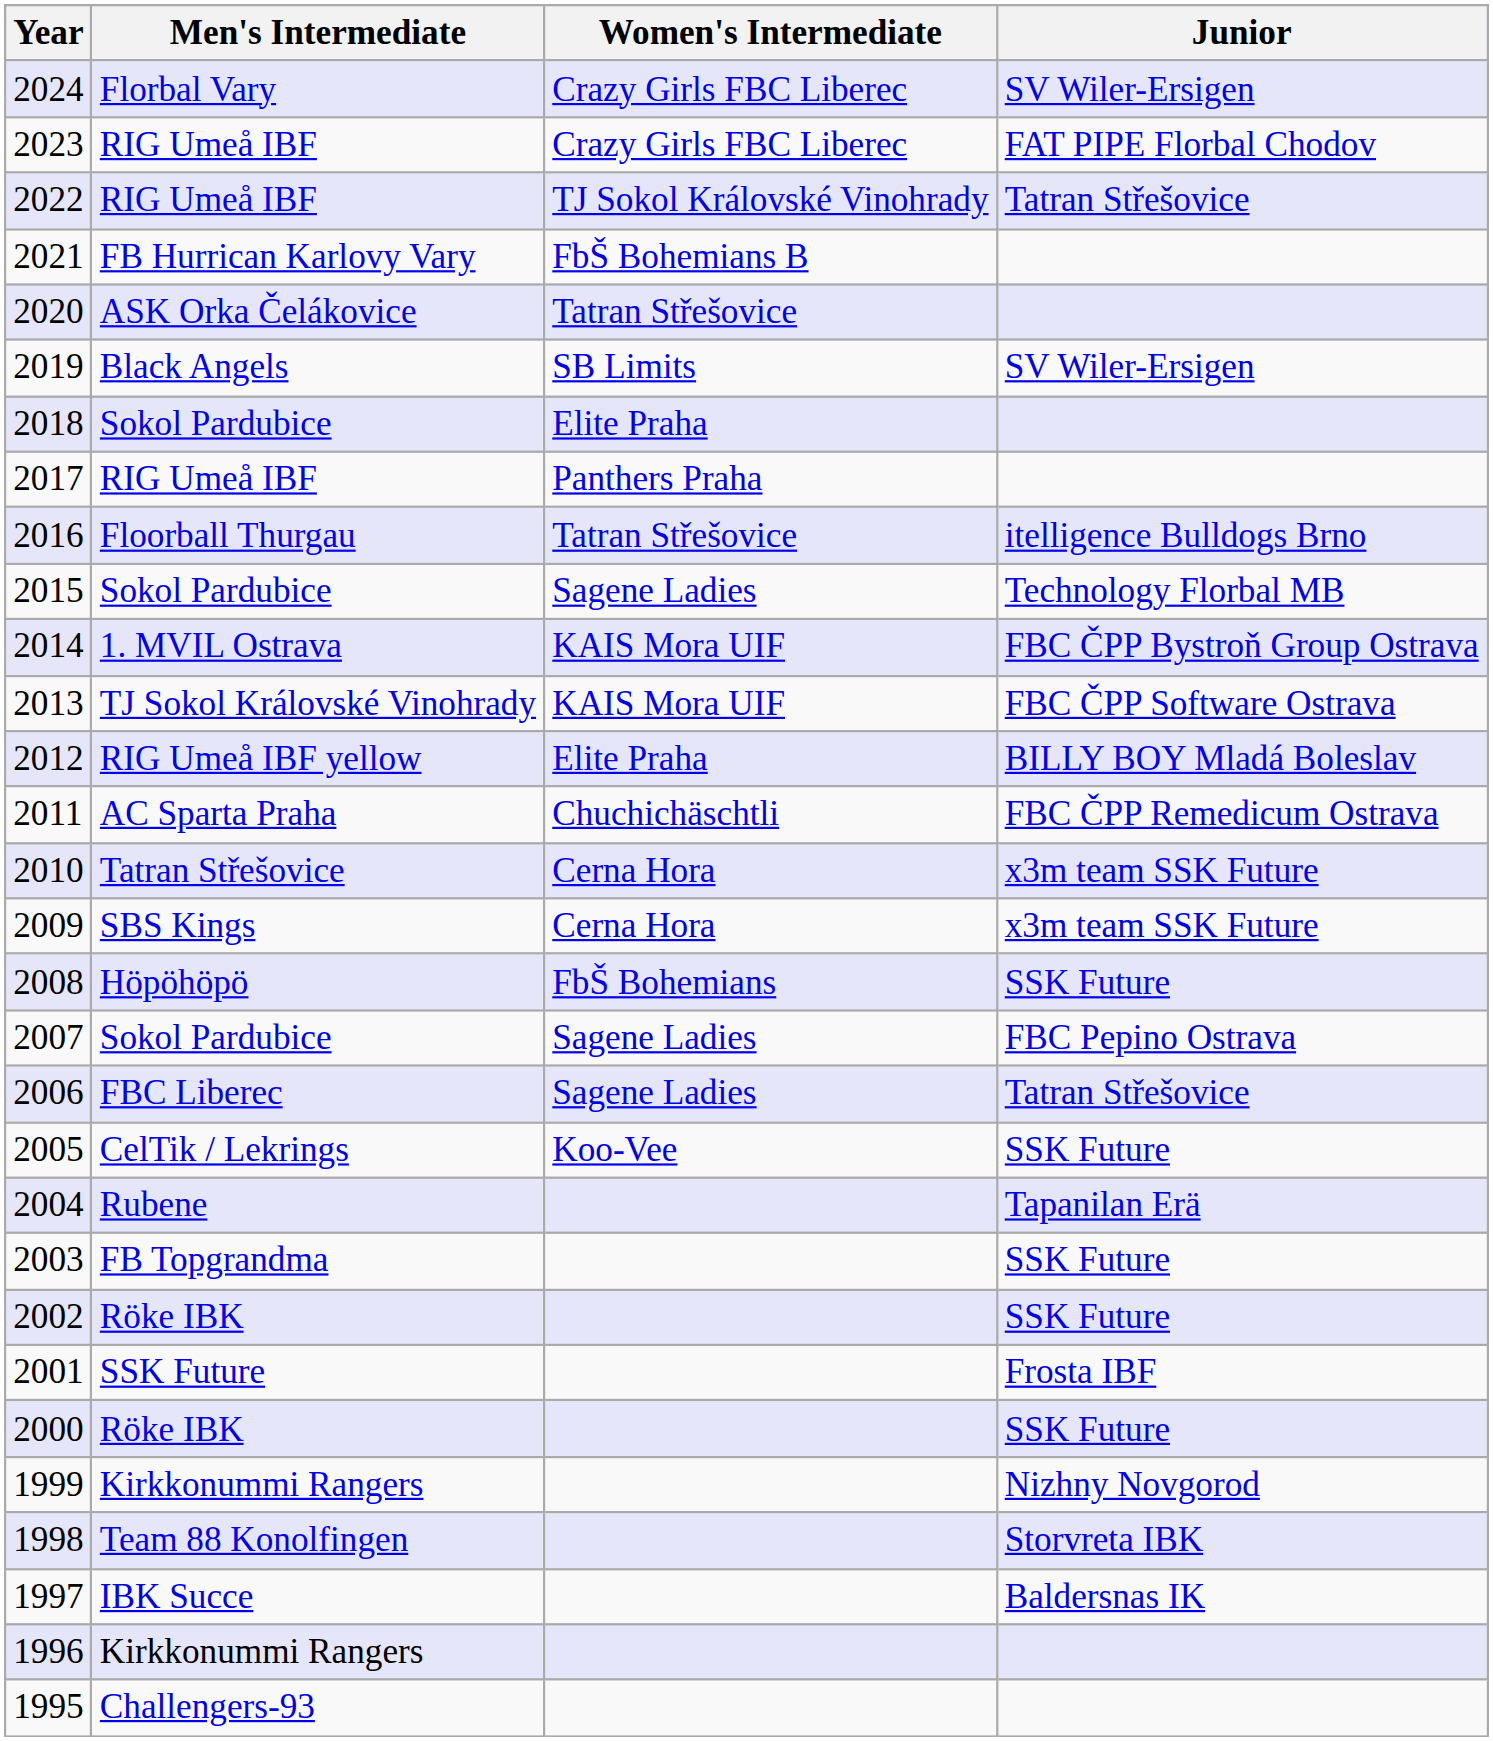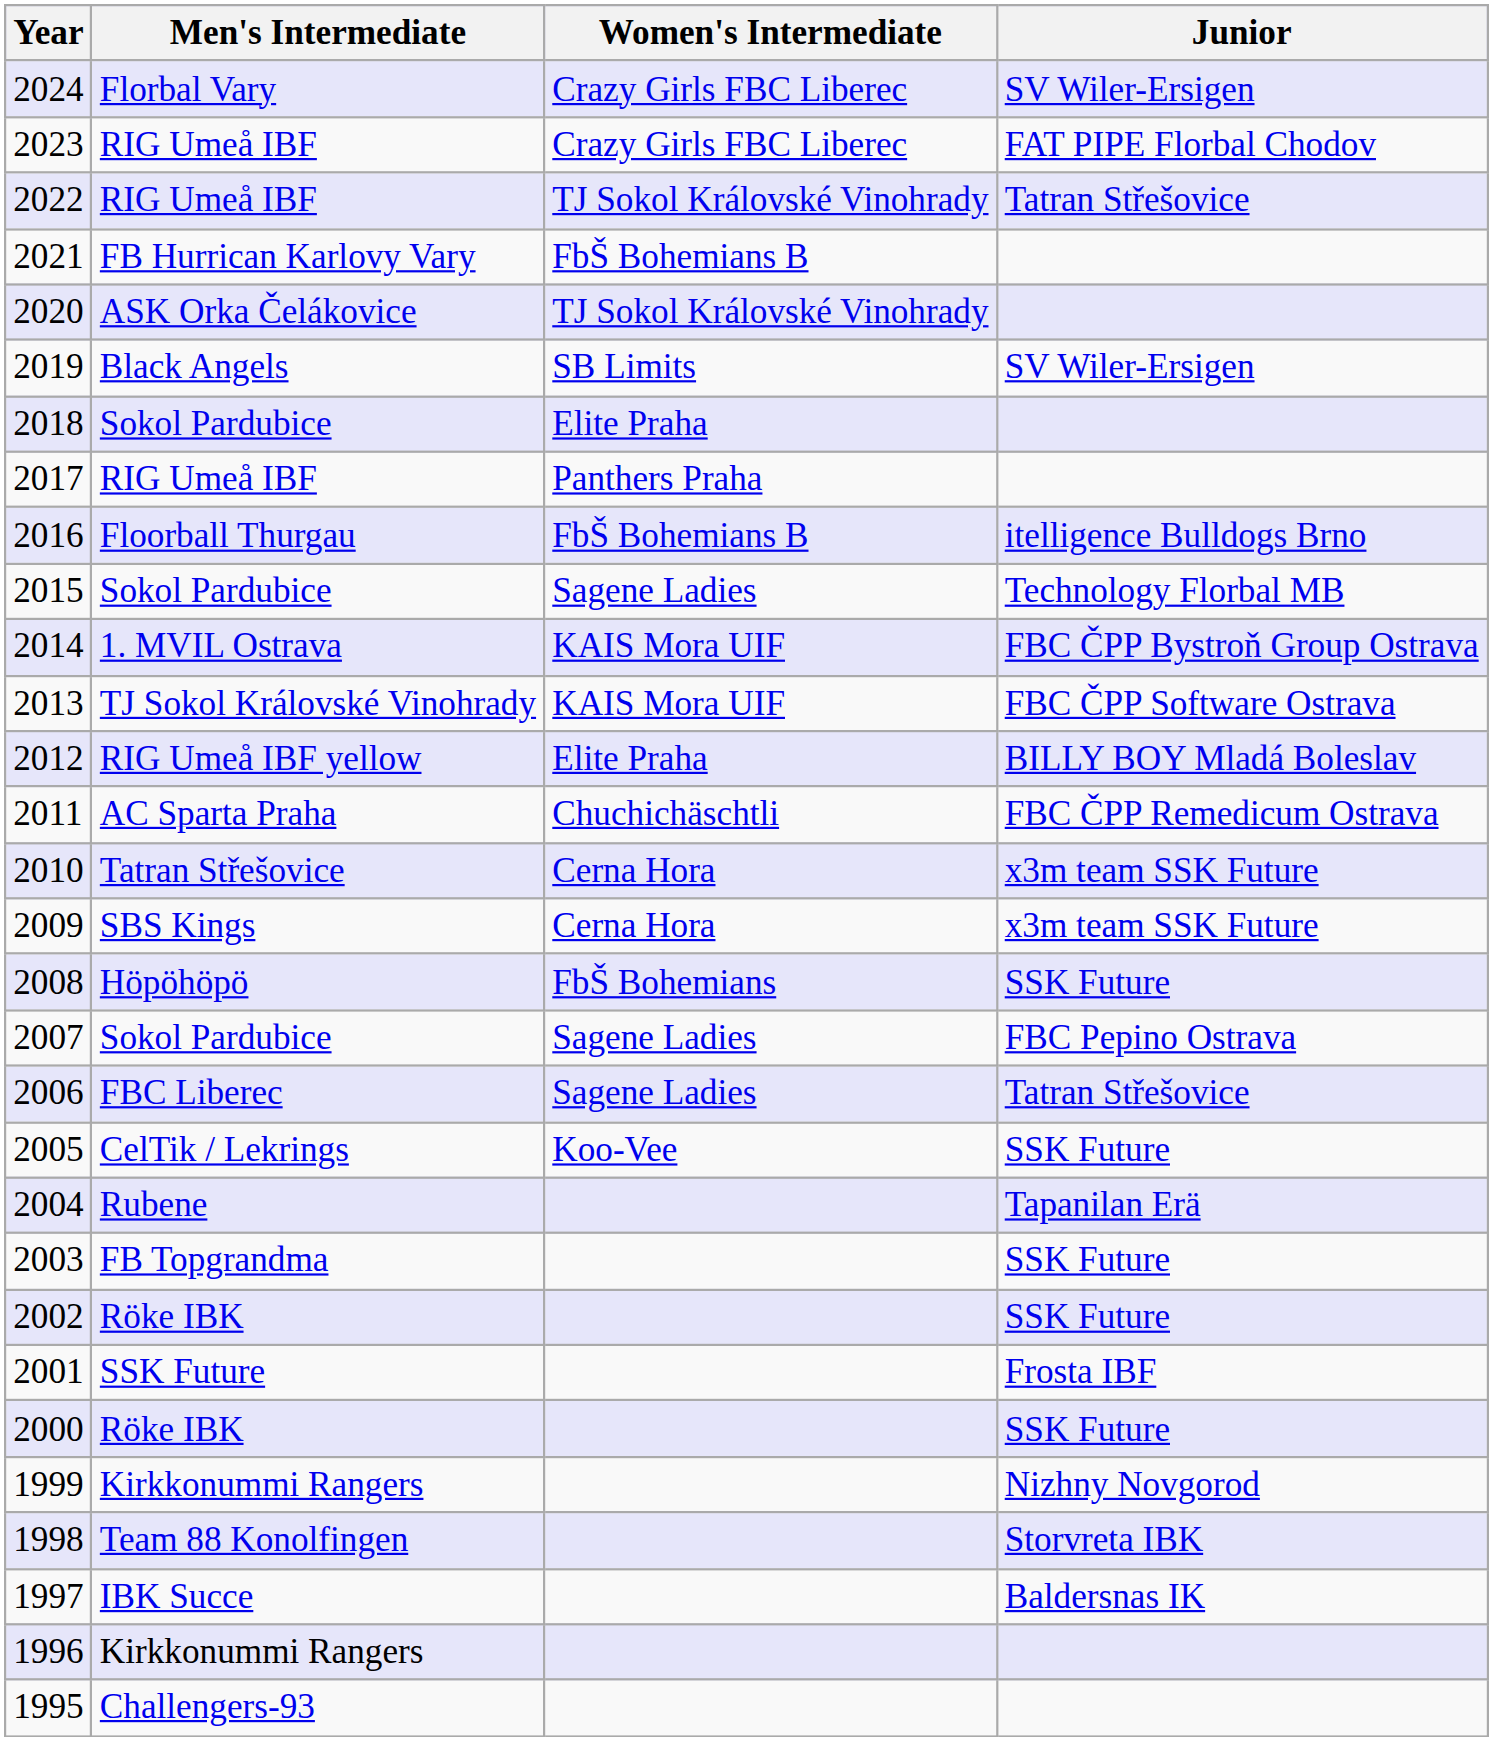(675, 311) Tatran Střešovice -> (770, 311) TJ Sokol Královské Vinohrady
(675, 534) Tatran Střešovice -> (680, 534) FbŠ Bohemians B
